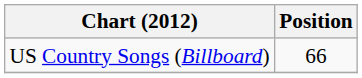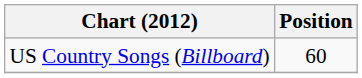(316, 55) 66 -> (316, 55) 60
